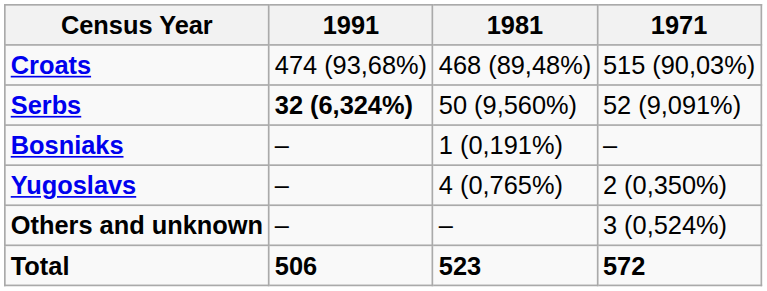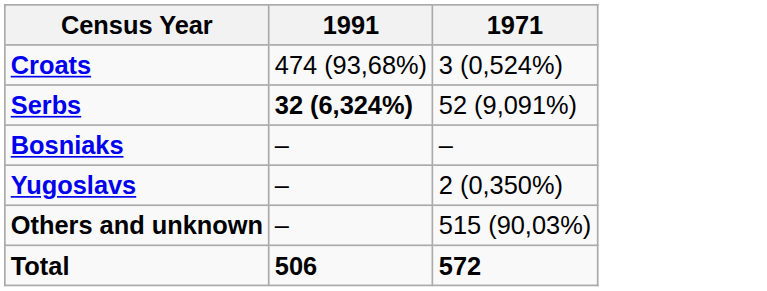- column: (515, 25)
(679, 65) 515 (90,03%) -> (501, 65) 3 (0,524%)
(665, 226) 3 (0,524%) -> (515, 226) 515 (90,03%)
